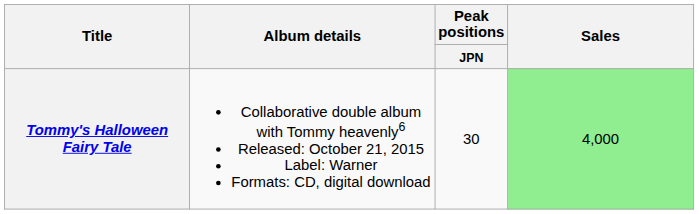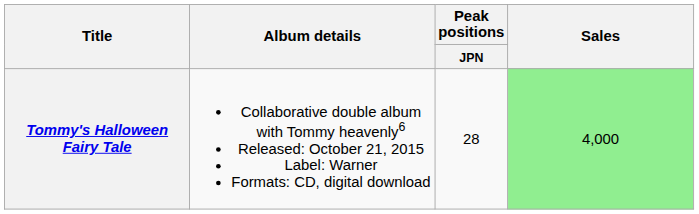(471, 138) 30 -> (471, 138) 28
